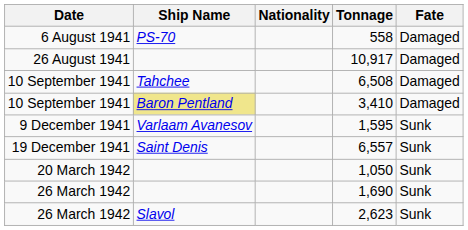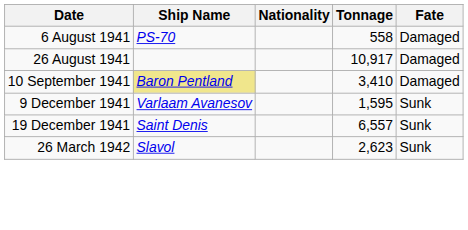- row: (376, 81)
- row: (376, 170)
- row: (376, 192)
